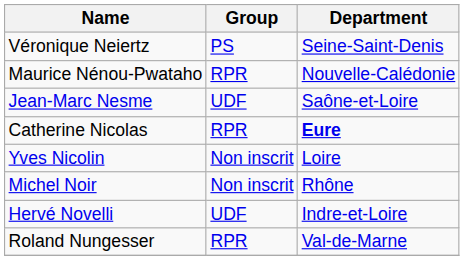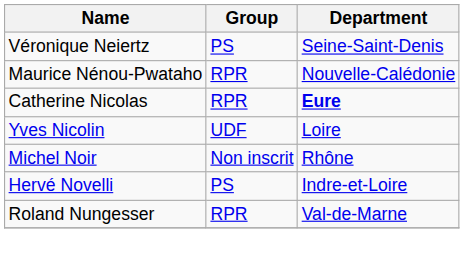- row: (80, 102)
(252, 158) Non inscrit -> (229, 130) UDF
(229, 213) UDF -> (222, 185) PS
